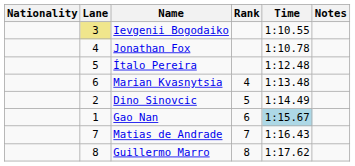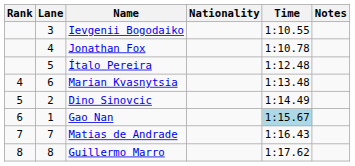columns swapped: (247, 13) <-> (42, 13)
(95, 30) khaki background -> (51, 30) no background
